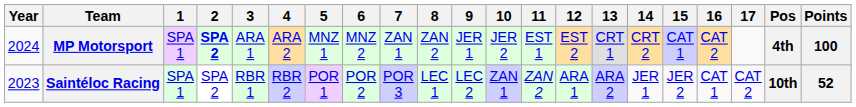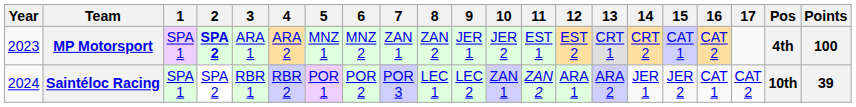(24, 45) 2024 -> (24, 45) 2023
(24, 83) 2023 -> (24, 83) 2024
(826, 83) 52 -> (826, 83) 39
